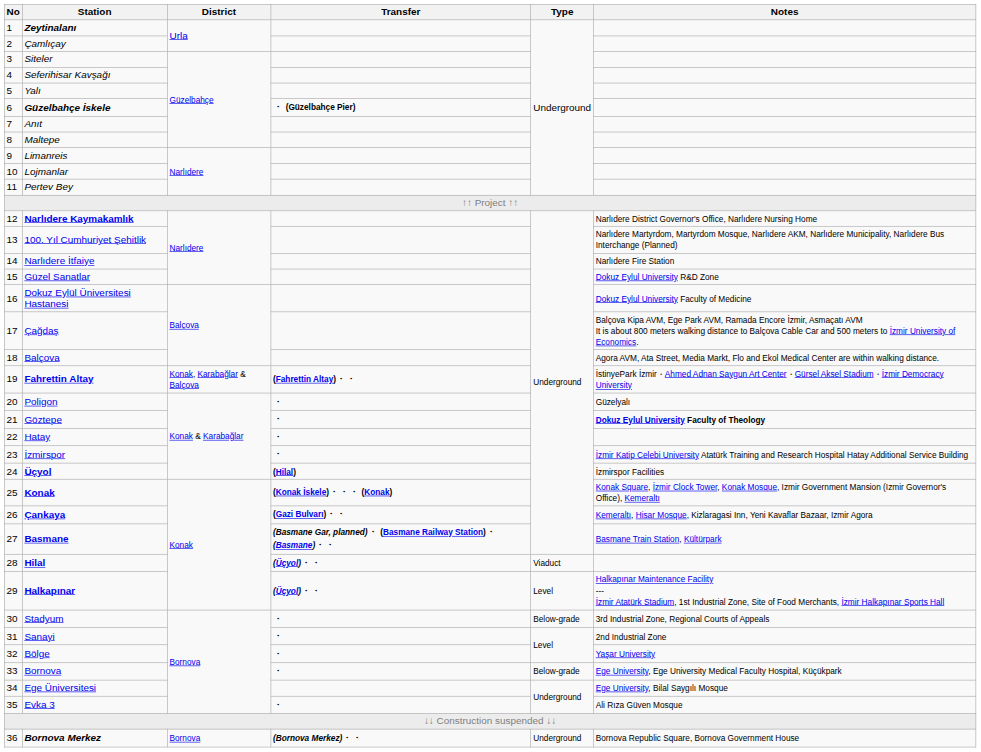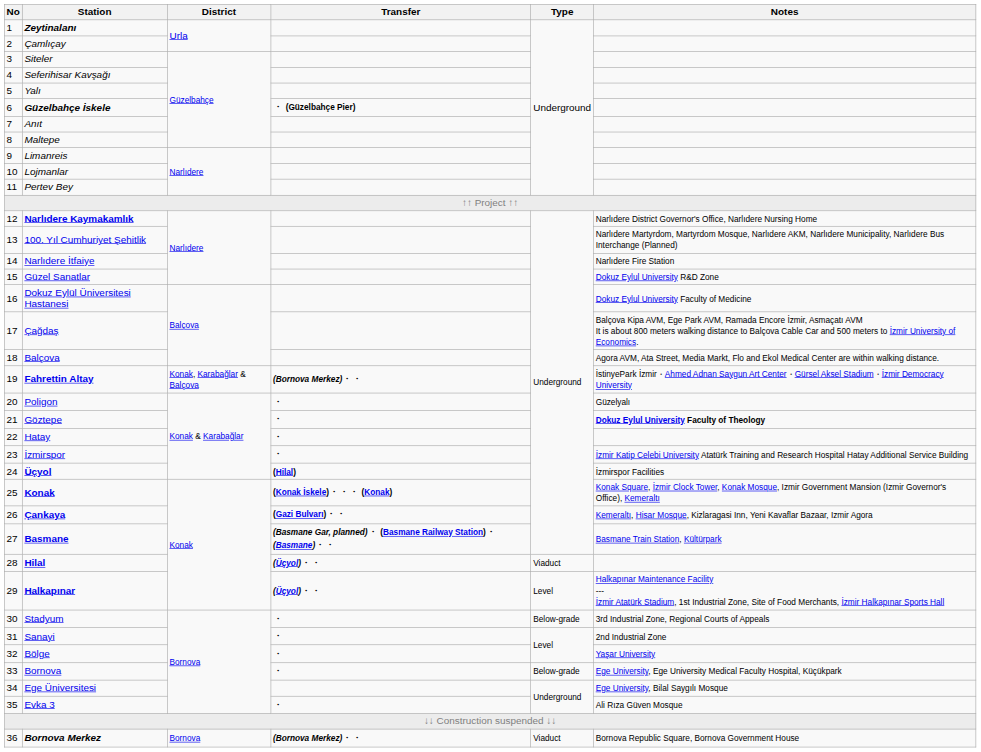(314, 379) (Fahrettin Altay)・・ -> (318, 379) (Bornova Merkez)・・
(557, 738) Underground -> (547, 738) Viaduct
